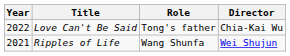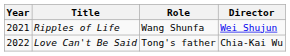rows swapped: (77, 43) <-> (85, 28)
